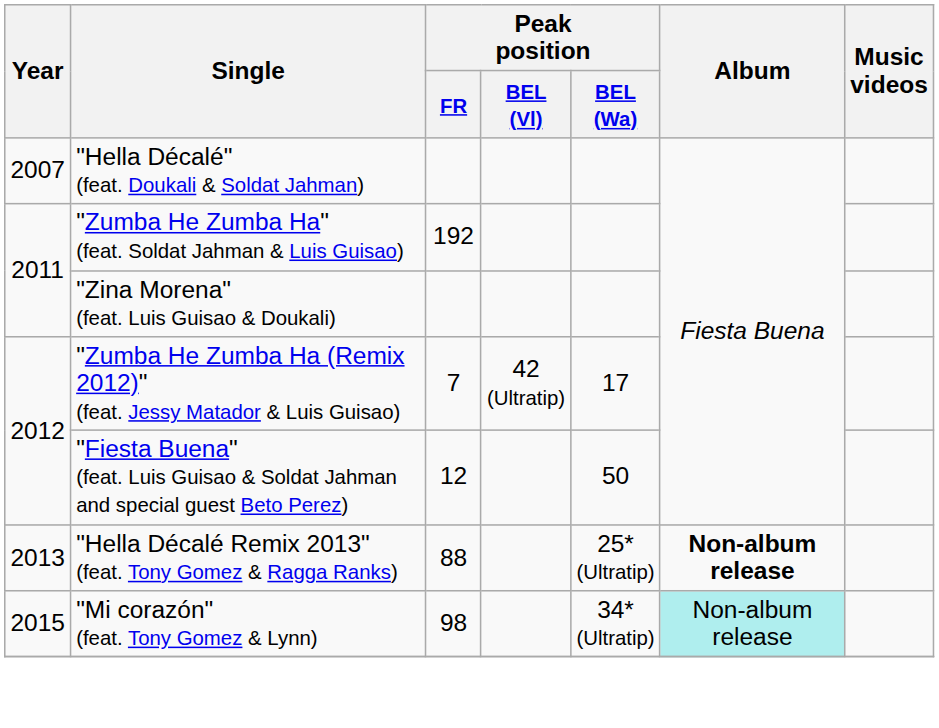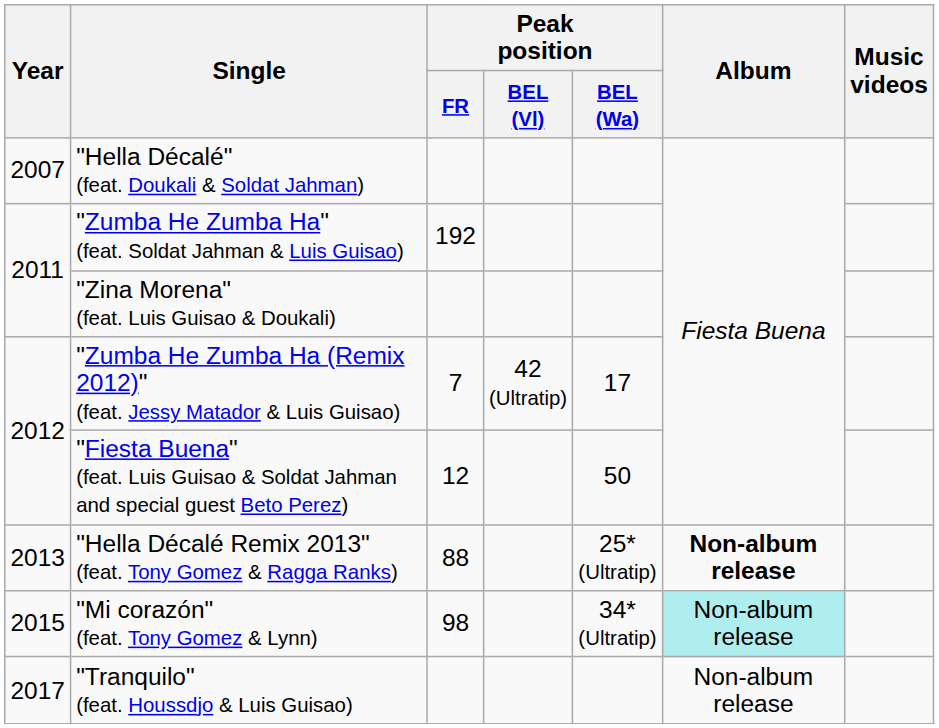+ row: (214, 690)
